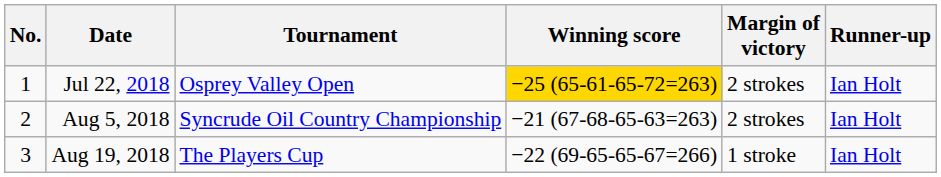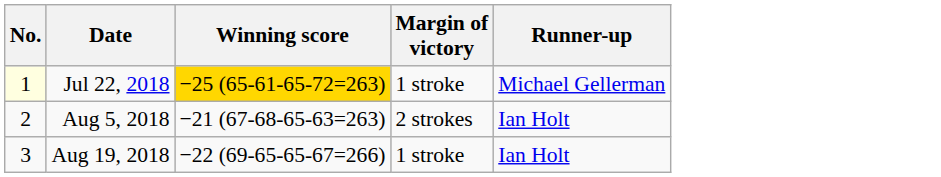- column: (340, 35)
(26, 83) no background -> (26, 83) lightyellow background
(766, 83) 2 strokes -> (430, 83) 1 stroke
(866, 83) Ian Holt -> (582, 83) Michael Gellerman
